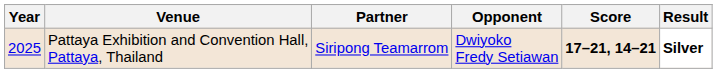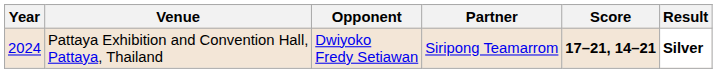columns swapped: (382, 17) <-> (507, 17)
(24, 48) 2025 -> (24, 48) 2024
